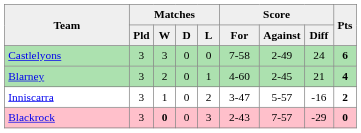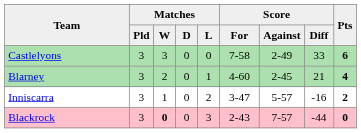(319, 55) 24 -> (319, 55) 33
(319, 117) -29 -> (319, 117) -44
